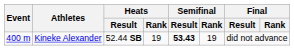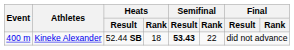(156, 39) 19 -> (156, 39) 18
(212, 39) 19 -> (212, 39) 22
